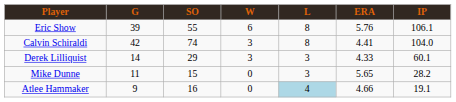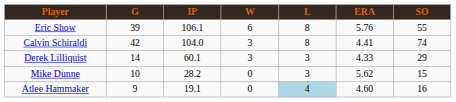columns swapped: (422, 12) <-> (192, 12)
(135, 74) 11 -> (135, 74) 10
(365, 74) 5.65 -> (365, 74) 5.62
(365, 89) 4.66 -> (365, 89) 4.60
